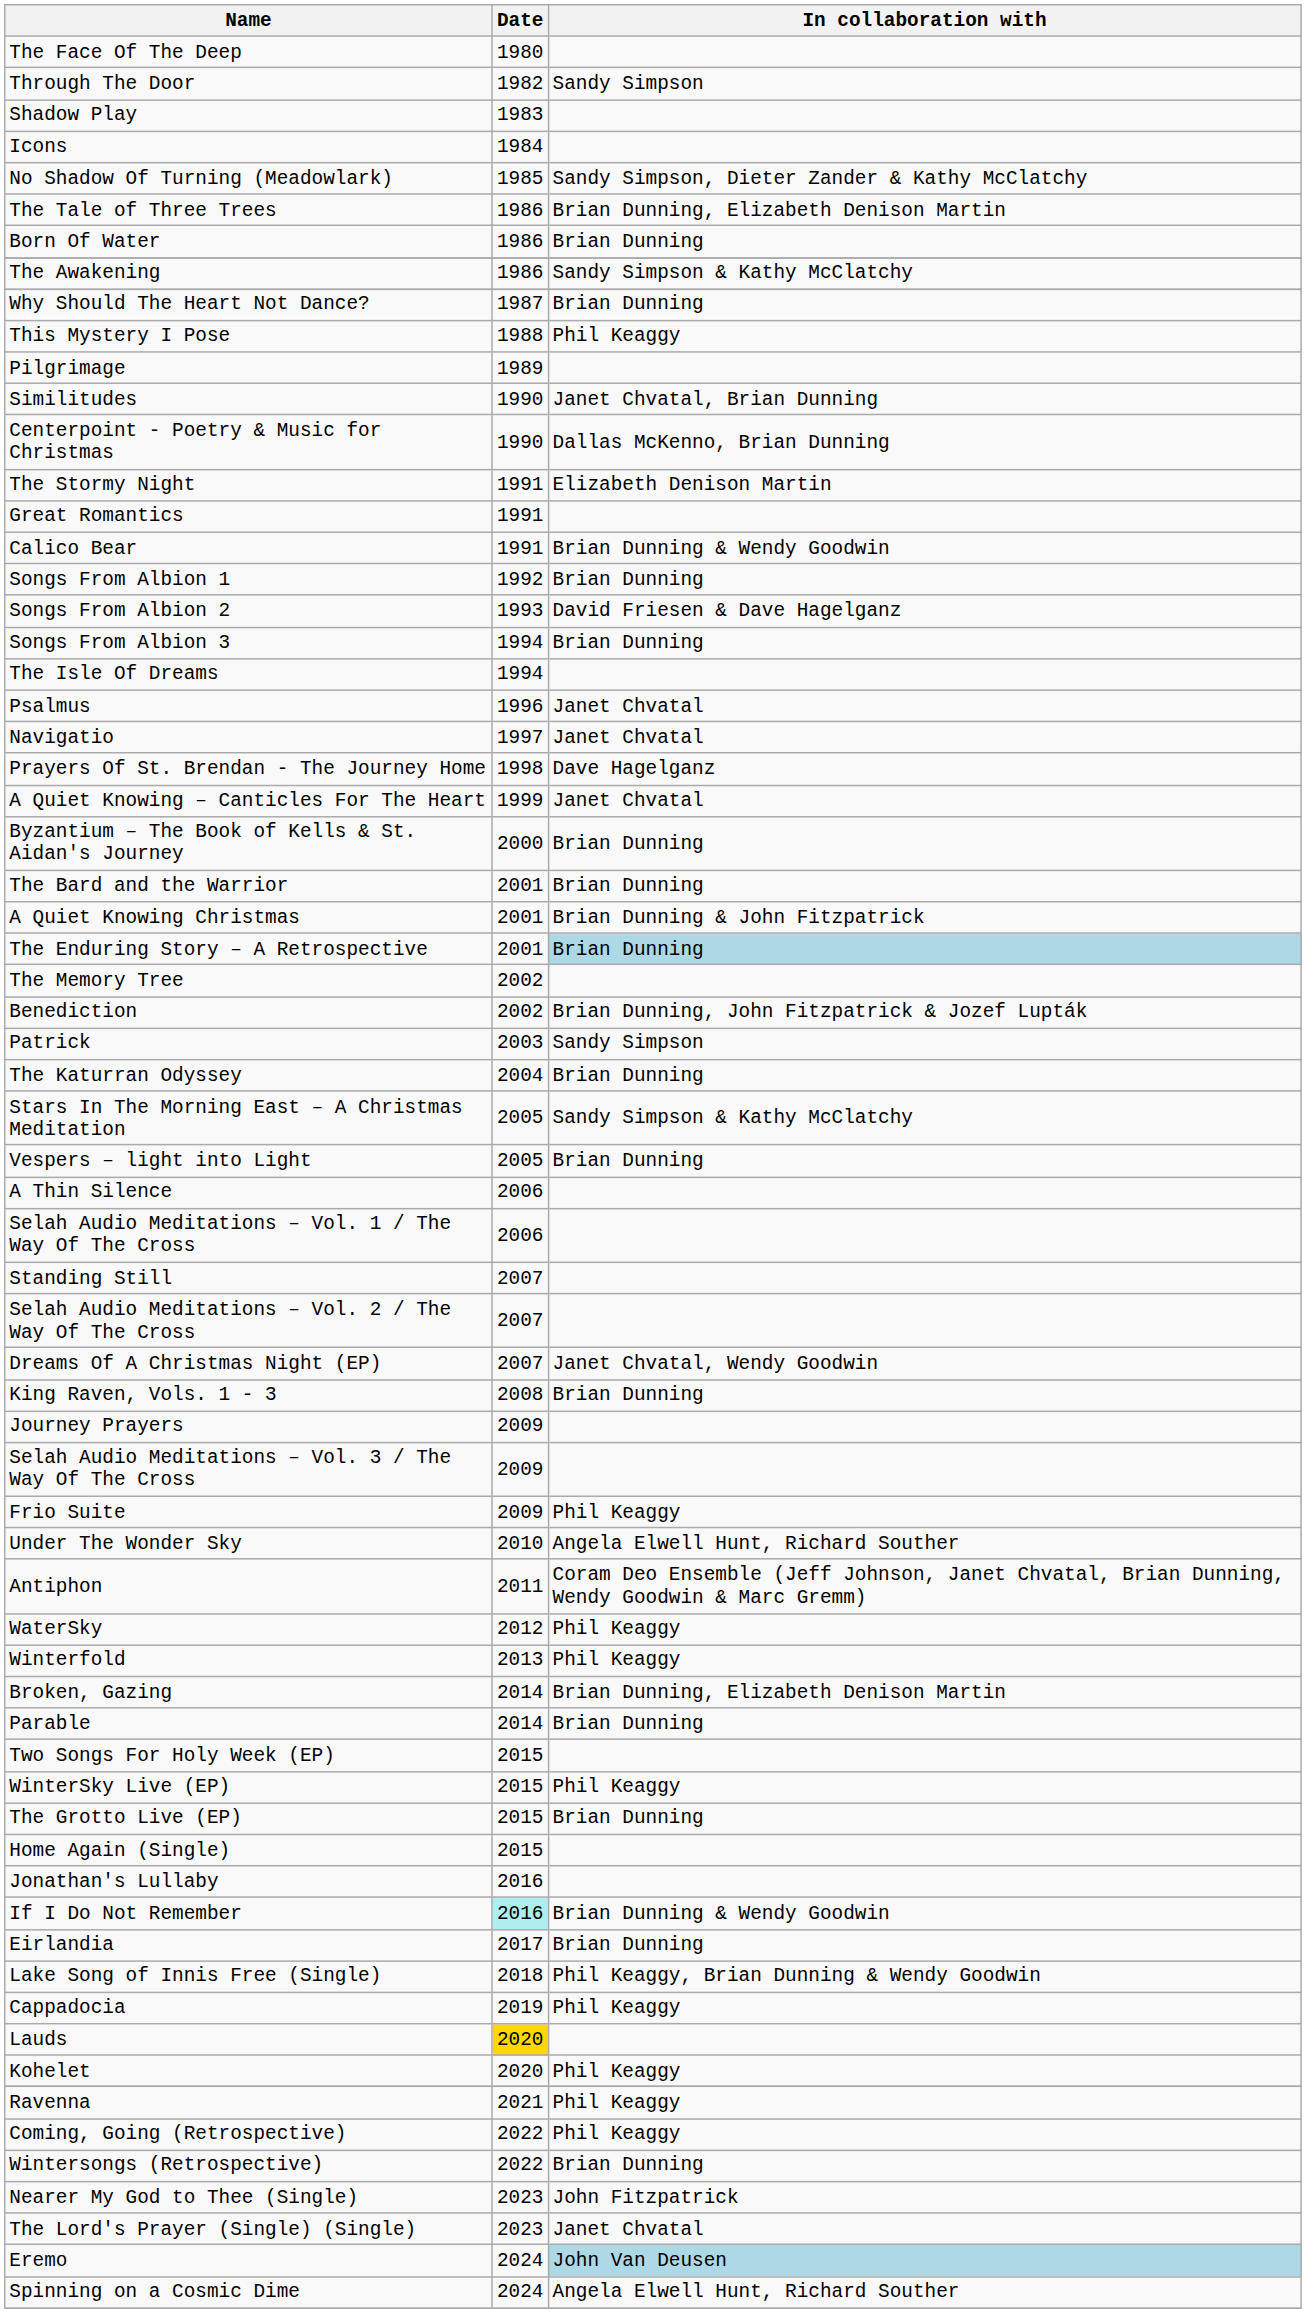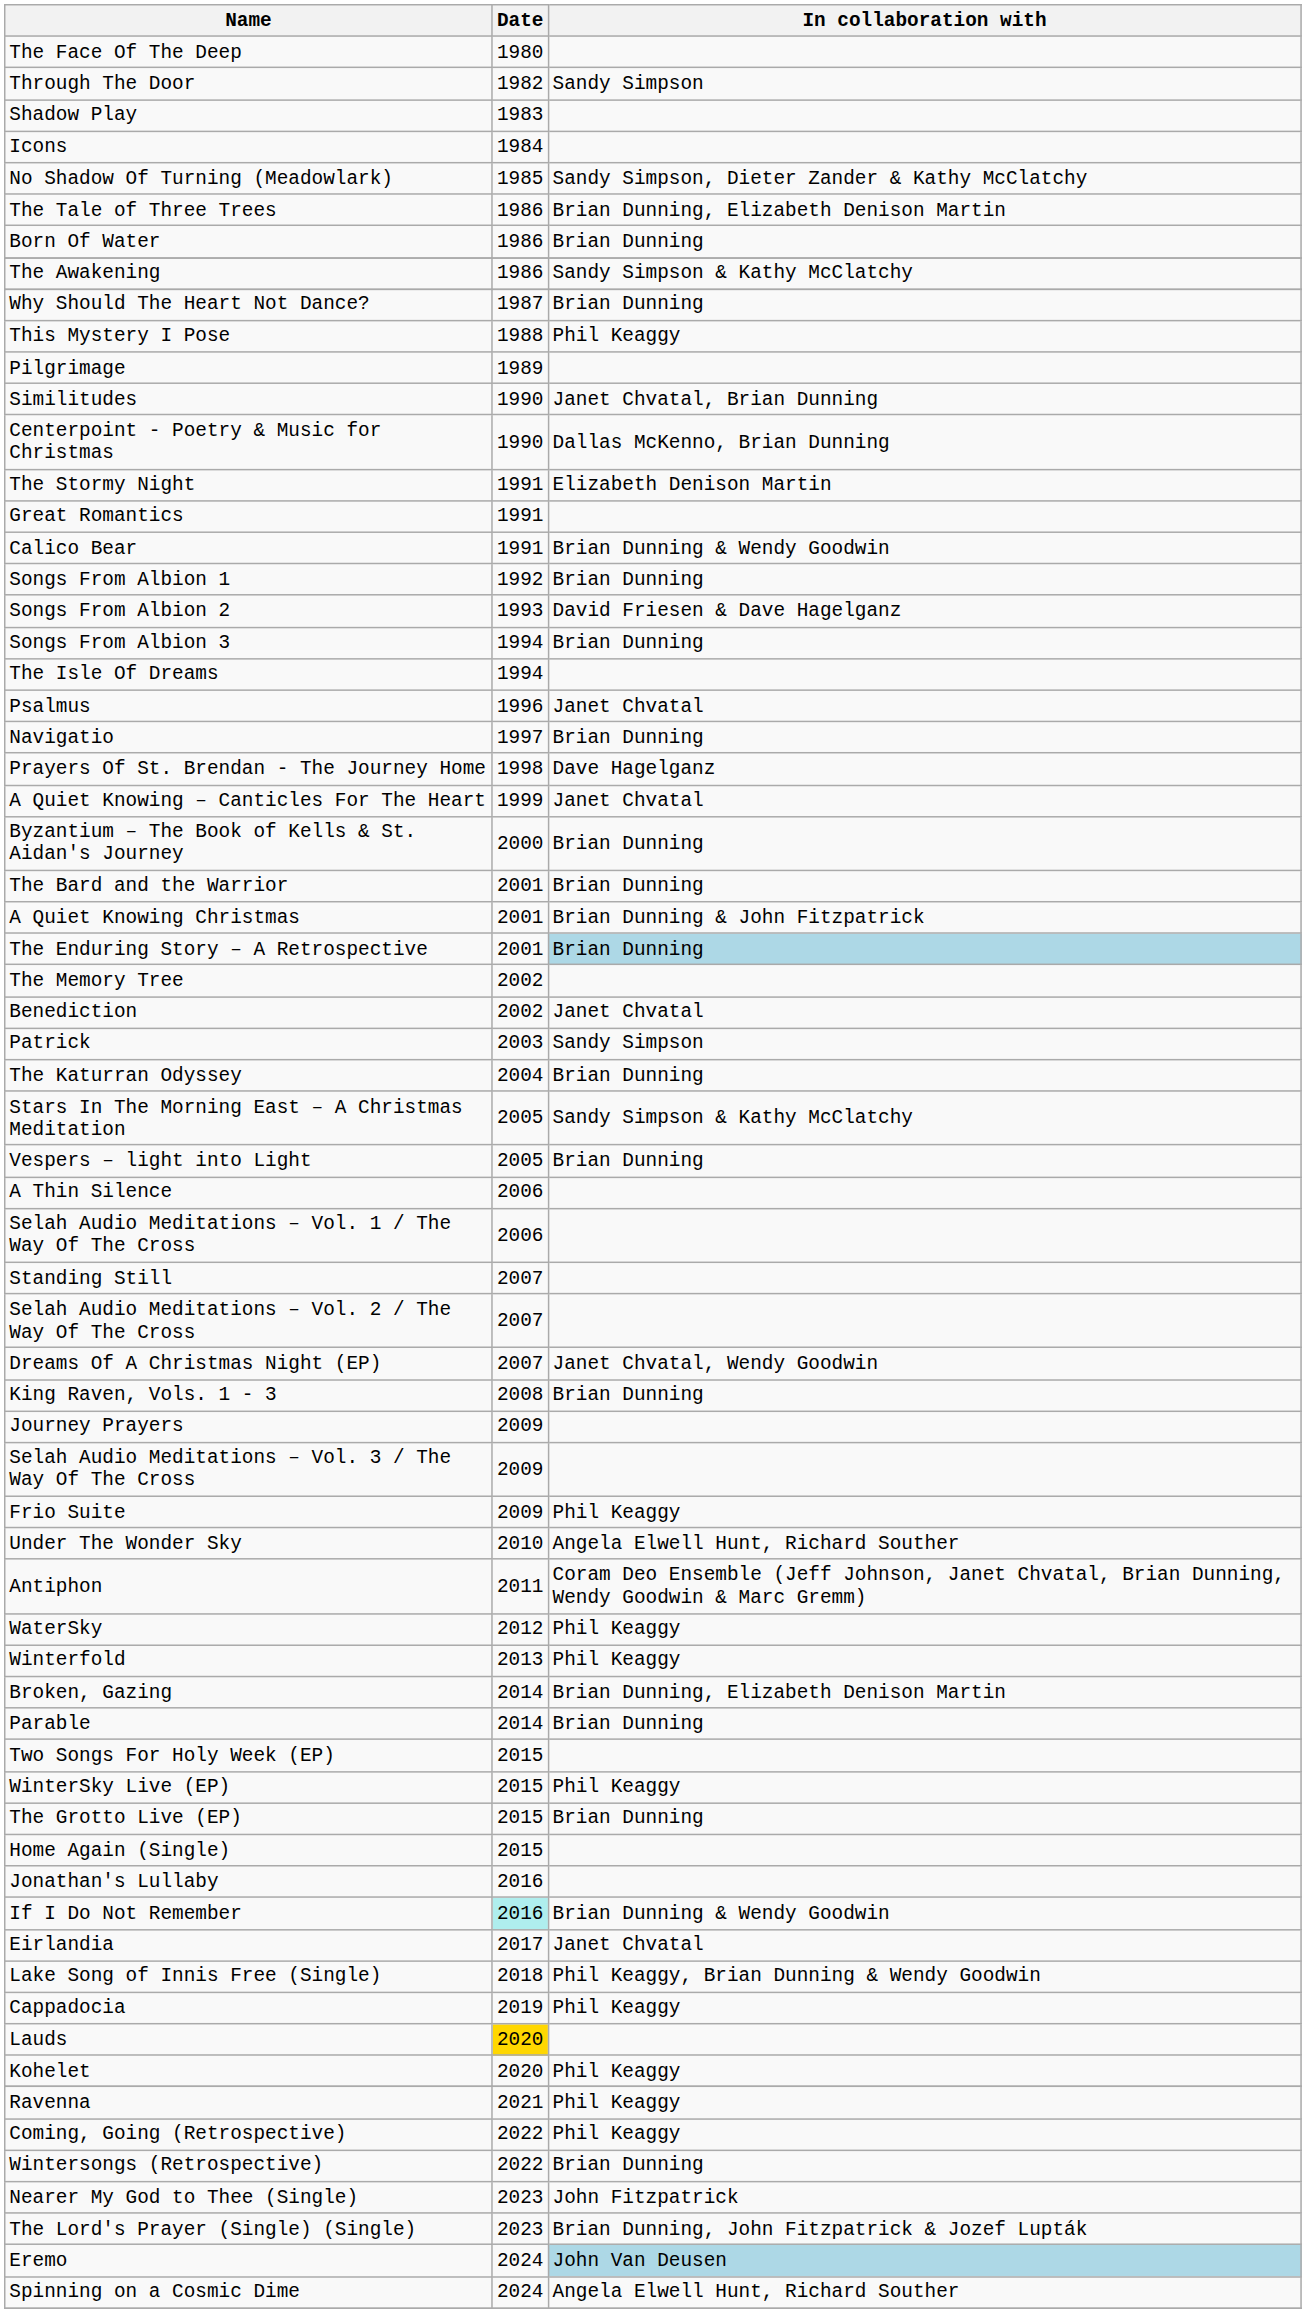(628, 737) Janet Chvatal -> (628, 737) Brian Dunning
(820, 1012) Brian Dunning, John Fitzpatrick & Jozef Lupták -> (628, 1012) Janet Chvatal
(628, 1945) Brian Dunning -> (628, 1945) Janet Chvatal
(628, 2229) Janet Chvatal -> (820, 2229) Brian Dunning, John Fitzpatrick & Jozef Lupták
